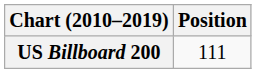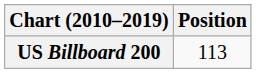(212, 52) 111 -> (212, 52) 113
